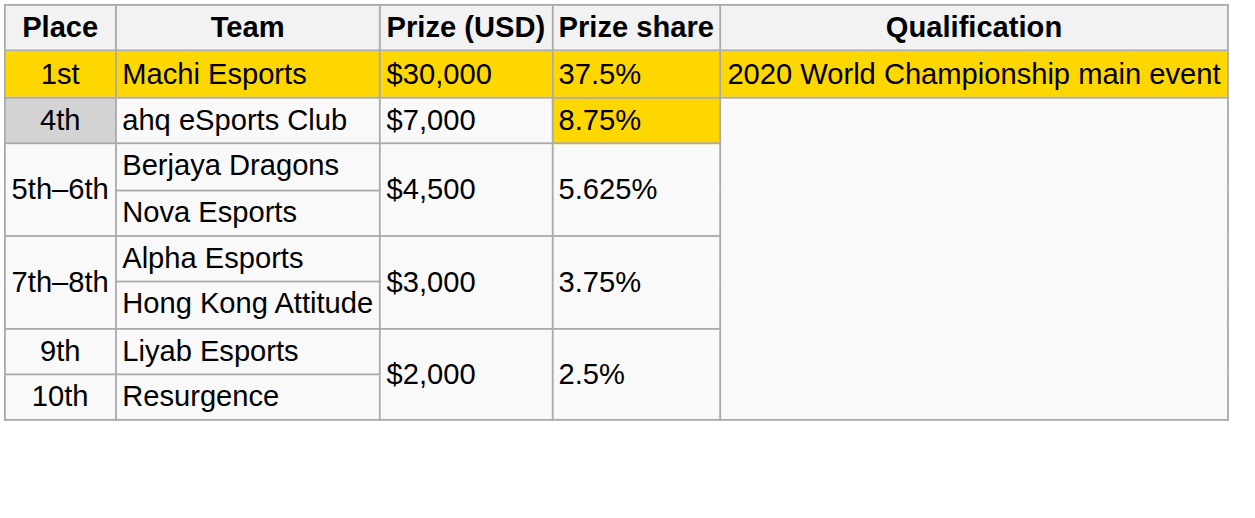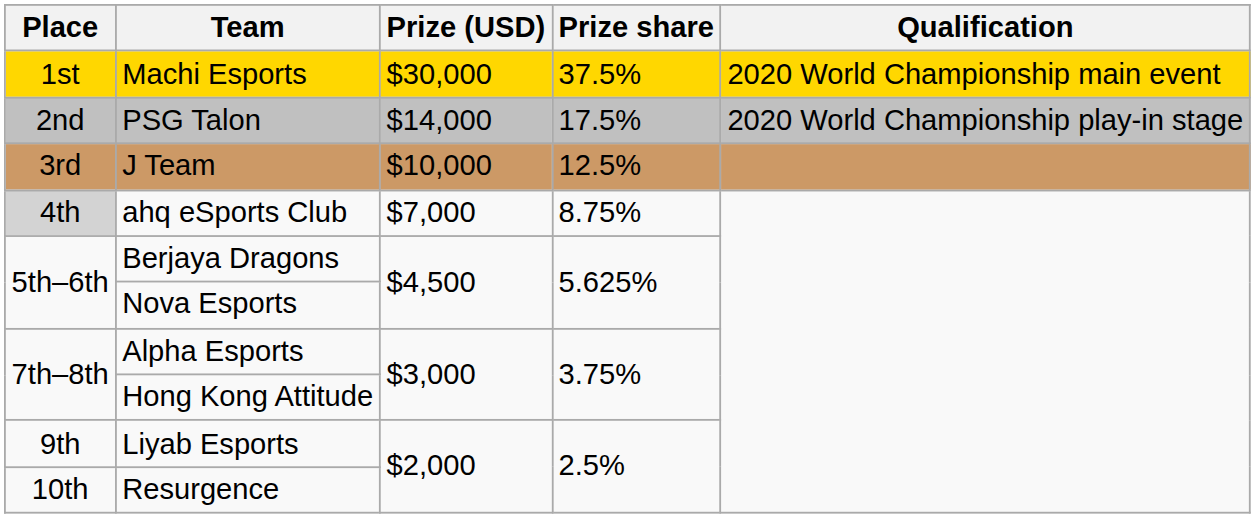+ row: (192, 119)
+ row: (169, 166)
(600, 119) gold background -> (600, 212) no background
